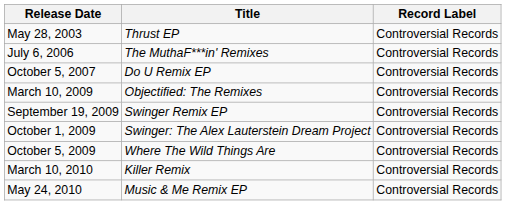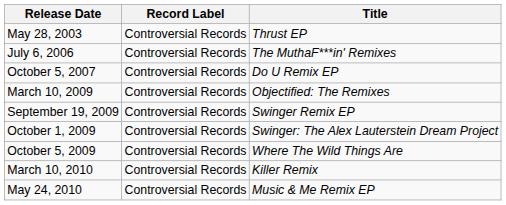columns swapped: (248, 14) <-> (437, 14)
